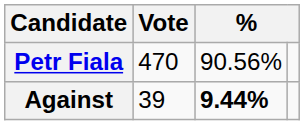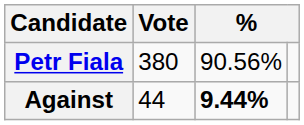(158, 61) 470 -> (158, 61) 380
(152, 100) 39 -> (152, 100) 44
